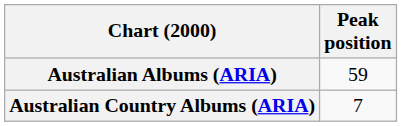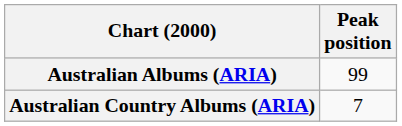(358, 74) 59 -> (358, 74) 99
